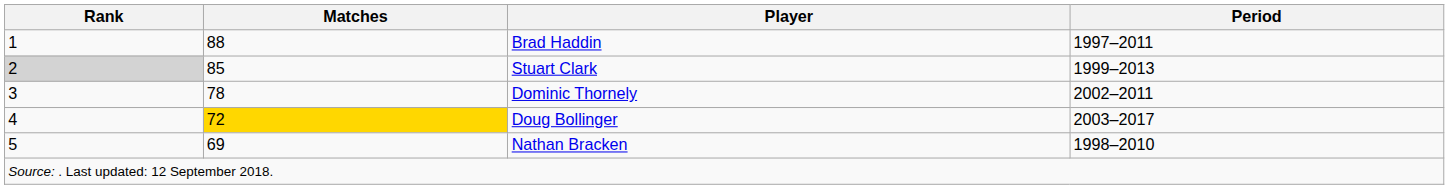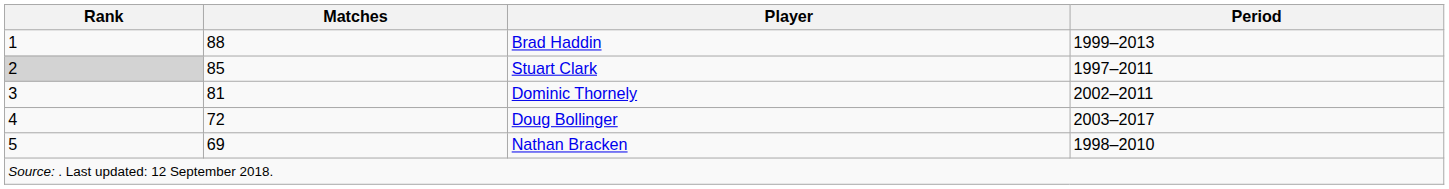(1113, 42) 1997–2011 -> (1114, 42) 1999–2013
(1114, 68) 1999–2013 -> (1113, 68) 1997–2011
(216, 94) 78 -> (216, 94) 81
(216, 119) gold background -> (216, 119) no background
